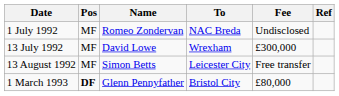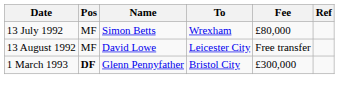- row: (32, 30)
(129, 47) David Lowe -> (129, 30) Simon Betts
(276, 47) £300,000 -> (273, 30) £80,000
(129, 64) Simon Betts -> (129, 47) David Lowe
(273, 82) £80,000 -> (276, 64) £300,000
